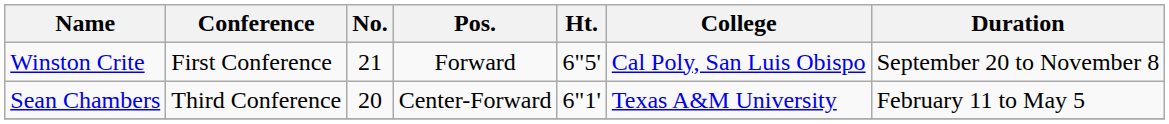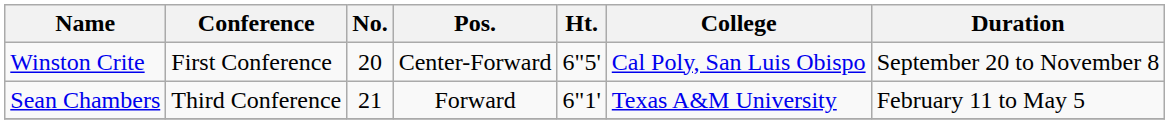(370, 61) 21 -> (370, 61) 20
(475, 61) Forward -> (475, 61) Center-Forward
(370, 99) 20 -> (370, 99) 21
(475, 99) Center-Forward -> (475, 99) Forward
